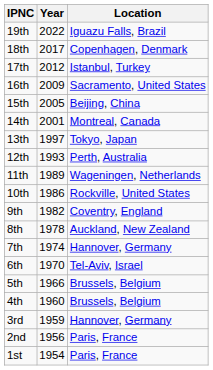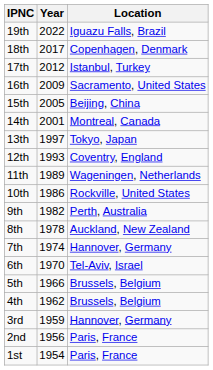(108, 157) Perth, Australia -> (116, 157) Coventry, England
(116, 211) Coventry, England -> (108, 211) Perth, Australia
(52, 301) 1960 -> (52, 301) 1962
